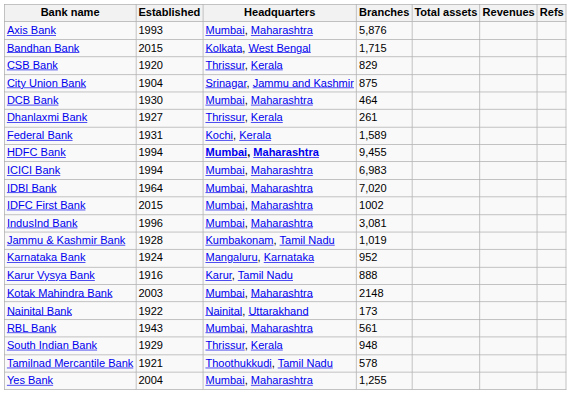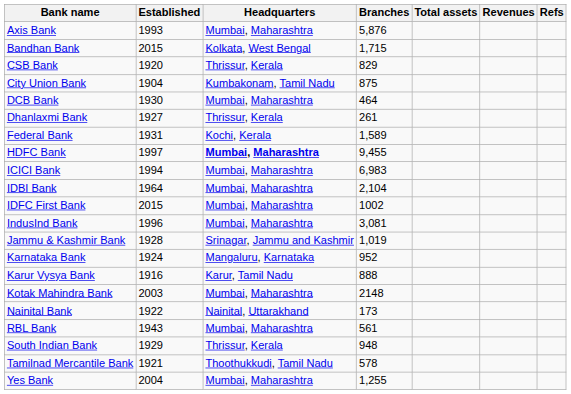(280, 83) Srinagar, Jammu and Kashmir -> (270, 83) Kumbakonam, Tamil Nadu
(151, 153) 1994 -> (151, 153) 1997
(373, 188) 7,020 -> (373, 188) 2,104
(270, 240) Kumbakonam, Tamil Nadu -> (280, 240) Srinagar, Jammu and Kashmir
